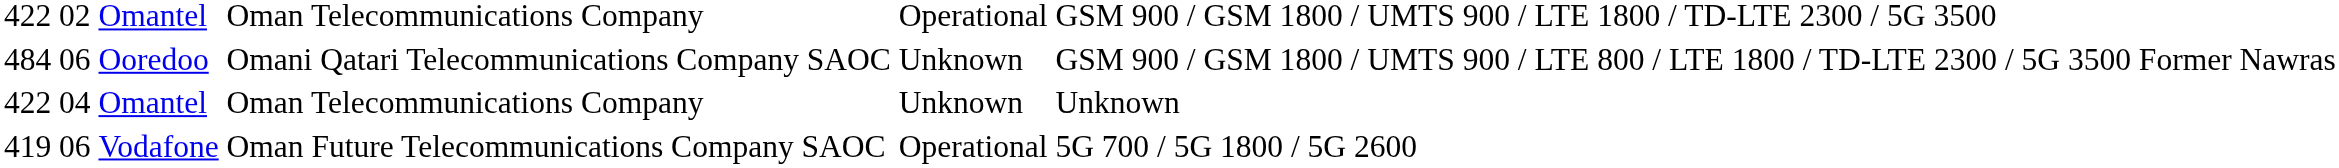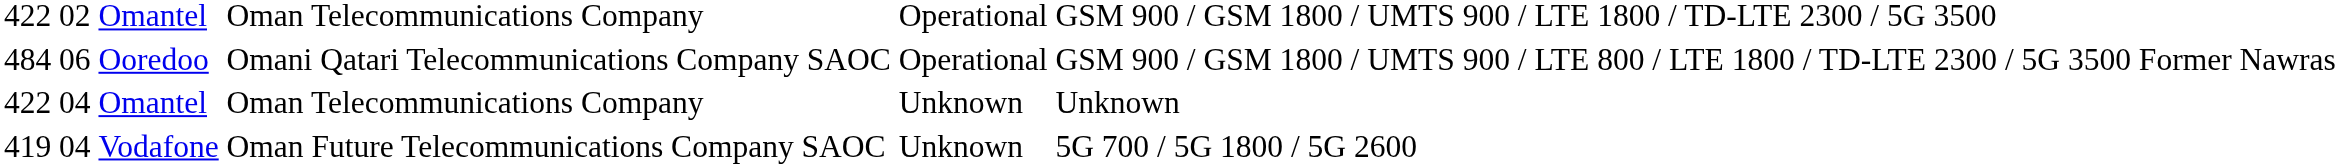(961, 59) Unknown -> (973, 59) Operational
(75, 146) 06 -> (75, 146) 04
(973, 146) Operational -> (961, 146) Unknown
